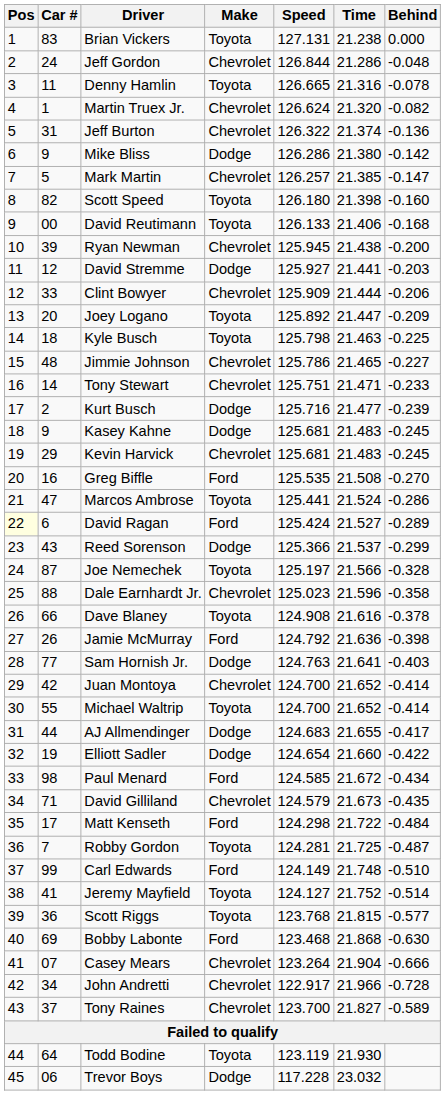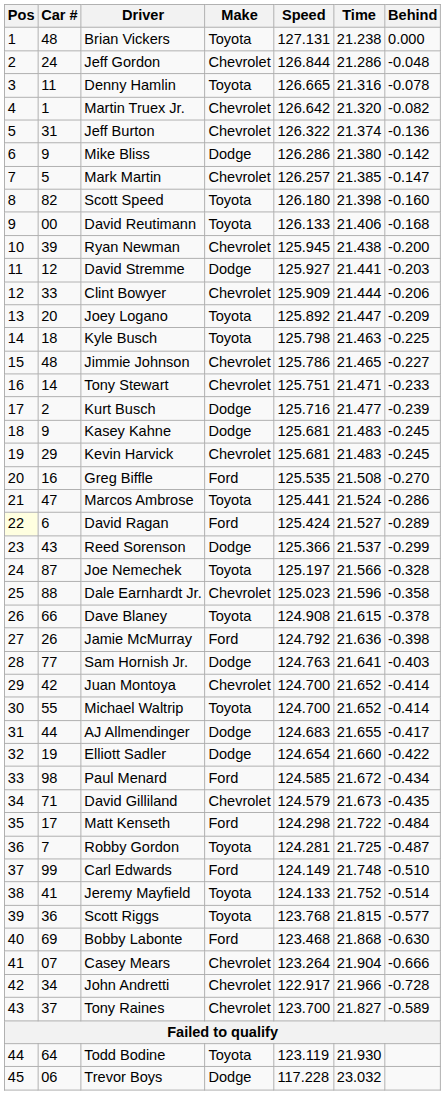(49, 39) 83 -> (49, 39) 48
(304, 108) 126.624 -> (304, 108) 126.642
(359, 616) 21.616 -> (359, 616) 21.615
(304, 893) 124.127 -> (304, 893) 124.133
